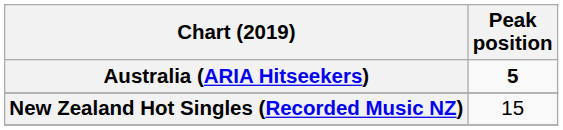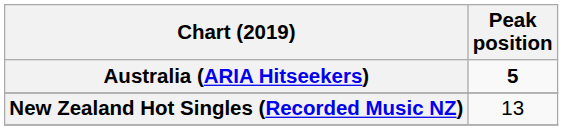(513, 108) 15 -> (513, 108) 13
